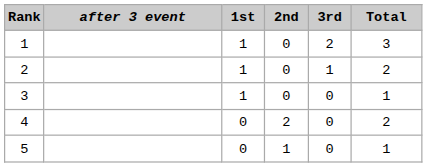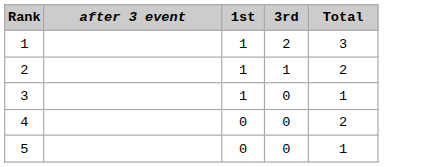- column: (286, 18)
